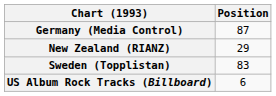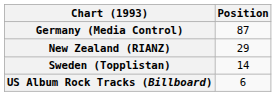(243, 65) 83 -> (243, 65) 14
